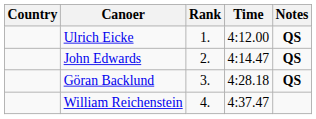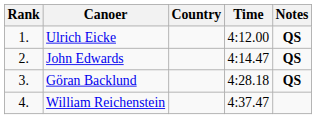columns swapped: (205, 15) <-> (32, 15)
